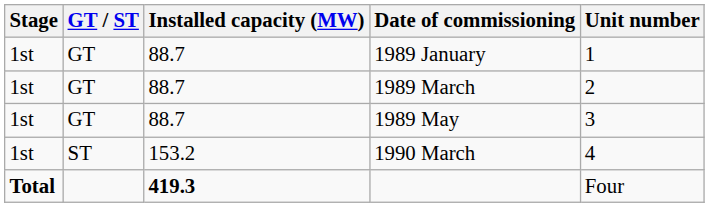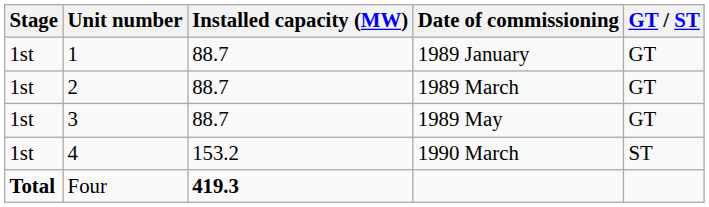columns swapped: (642, 20) <-> (103, 20)
